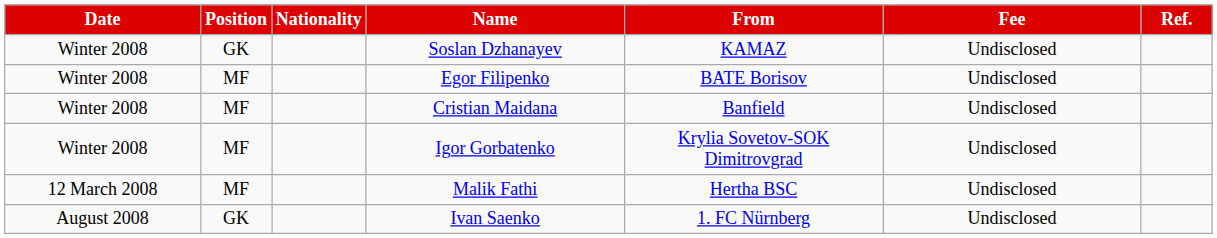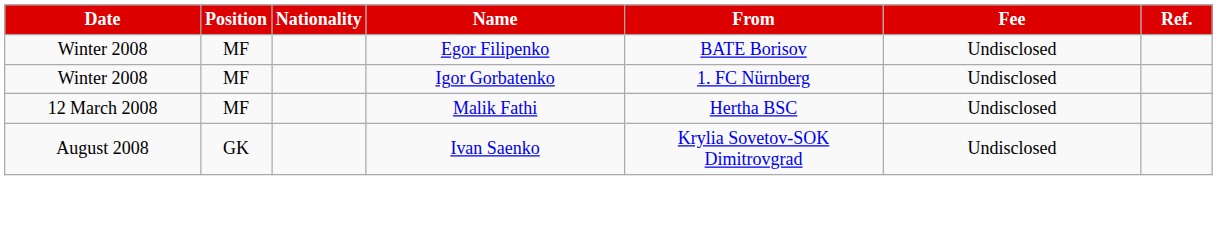- row: (495, 49)
- row: (495, 108)
(754, 149) Krylia Sovetov-SOK Dimitrovgrad -> (754, 79) 1. FC Nürnberg
(754, 219) 1. FC Nürnberg -> (754, 149) Krylia Sovetov-SOK Dimitrovgrad
